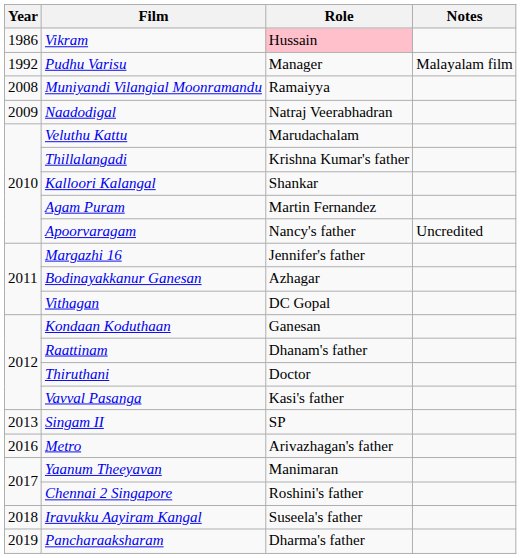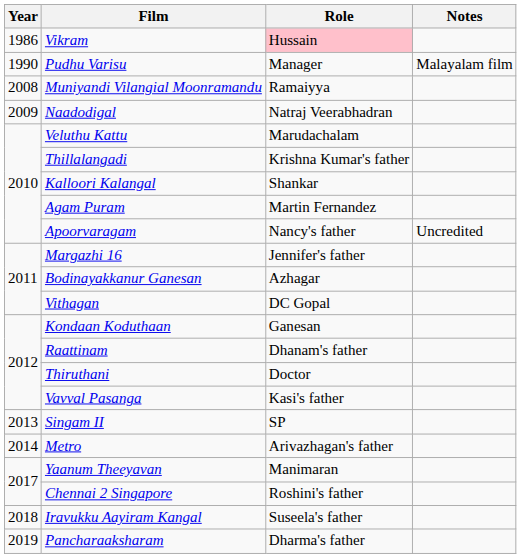(23, 64) 1992 -> (23, 64) 1990
(23, 445) 2016 -> (23, 445) 2014
